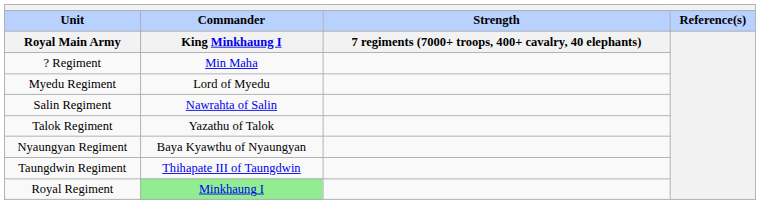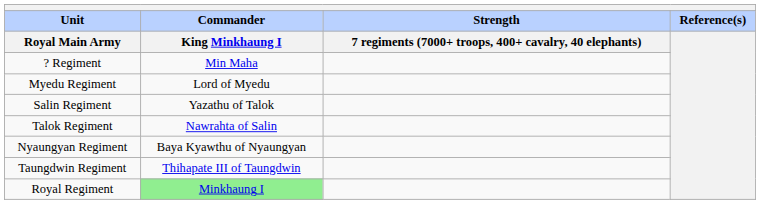(231, 105) Nawrahta of Salin -> (231, 105) Yazathu of Talok
(231, 126) Yazathu of Talok -> (231, 126) Nawrahta of Salin
